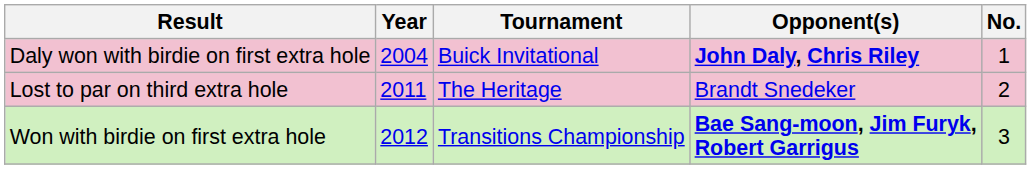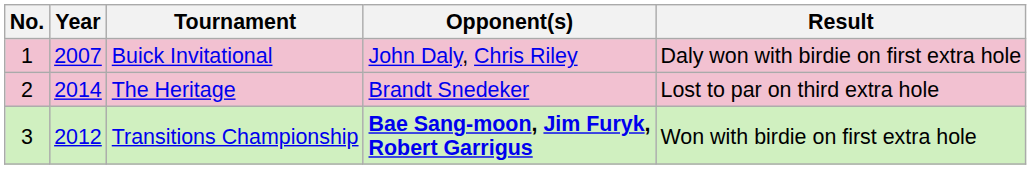columns swapped: (1004, 22) <-> (190, 22)
(404, 56) 2004 -> (78, 56) 2007
(807, 56) bold -> (473, 56) normal
(403, 90) 2011 -> (78, 90) 2014
